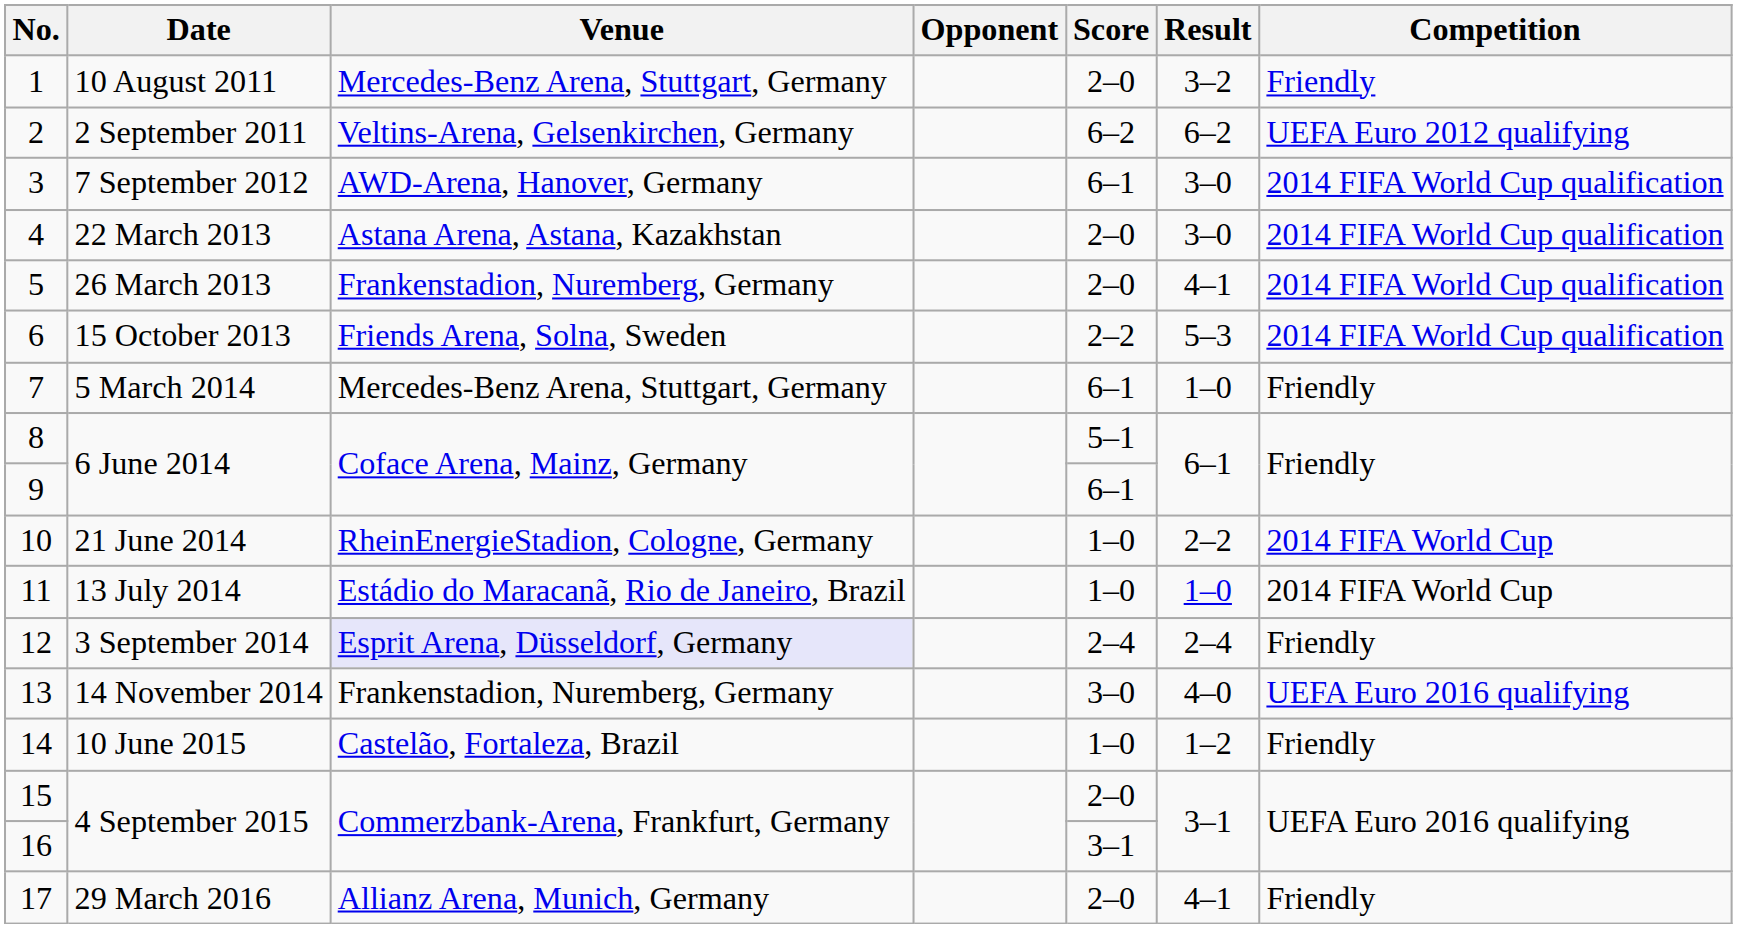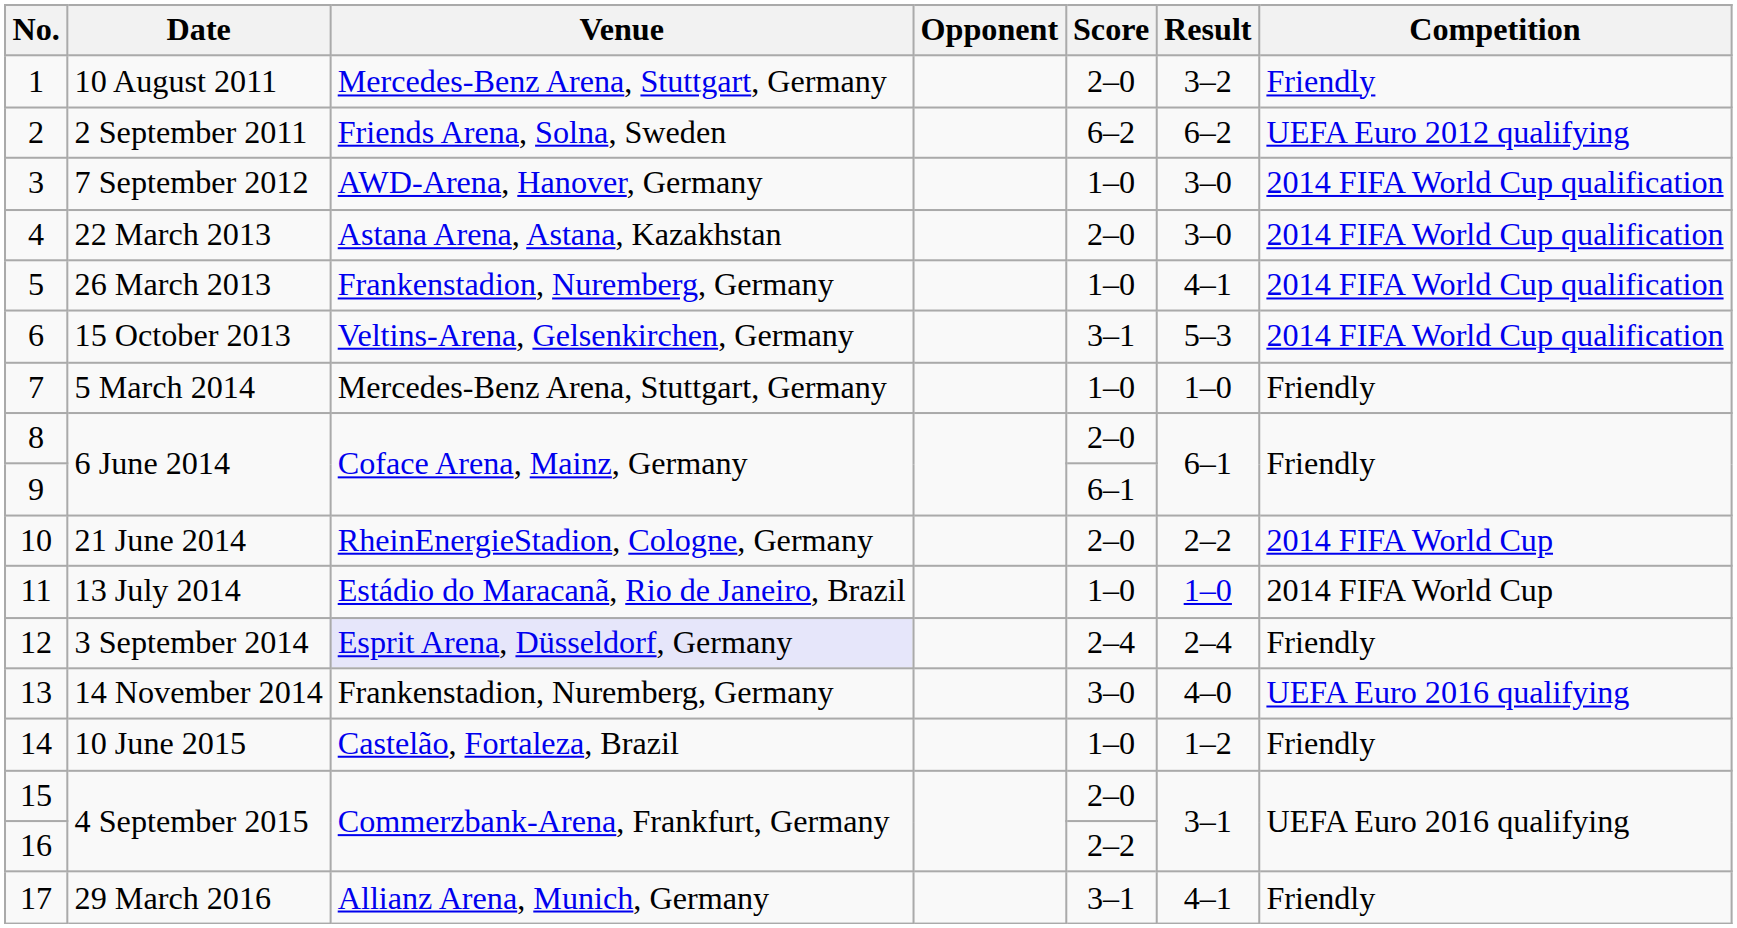(596, 132) Veltins-Arena, Gelsenkirchen, Germany -> (532, 132) Friends Arena, Solna, Sweden
(1111, 183) 6–1 -> (1111, 183) 1–0
(1111, 285) 2–0 -> (1111, 285) 1–0
(532, 336) Friends Arena, Solna, Sweden -> (596, 336) Veltins-Arena, Gelsenkirchen, Germany
(1111, 336) 2–2 -> (1111, 336) 3–1
(1111, 387) 6–1 -> (1111, 387) 1–0
(1111, 438) 5–1 -> (1111, 438) 2–0
(1111, 540) 1–0 -> (1111, 540) 2–0
(1111, 846) 3–1 -> (1111, 846) 2–2
(1111, 897) 2–0 -> (1111, 897) 3–1
